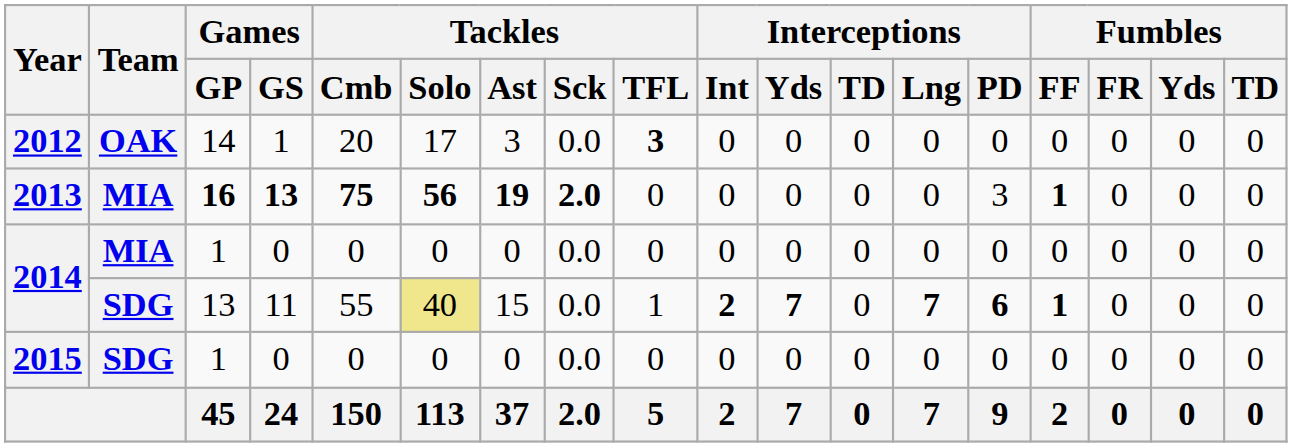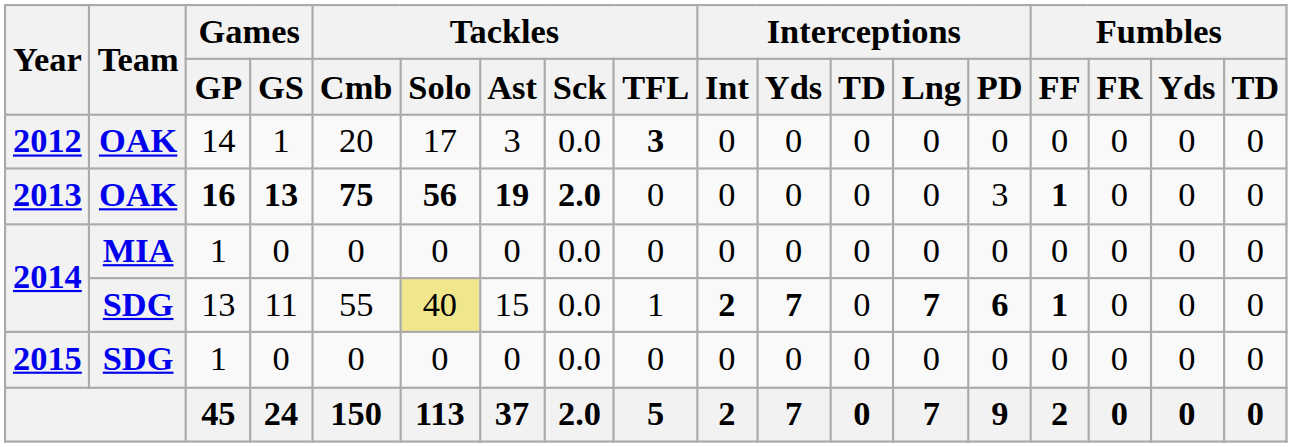(138, 195) MIA -> (138, 195) OAK
